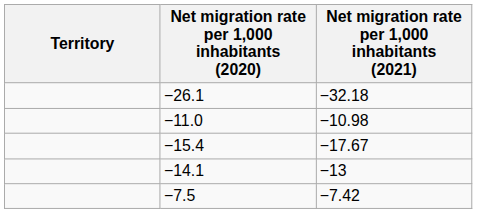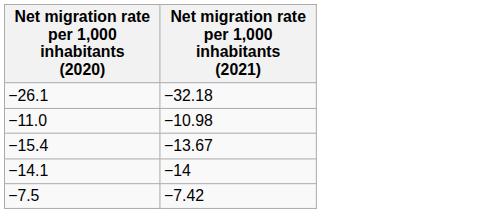- column: (82, 43)
(344, 145) −17.67 -> (188, 145) −13.67
(333, 171) −13 -> (177, 171) −14
